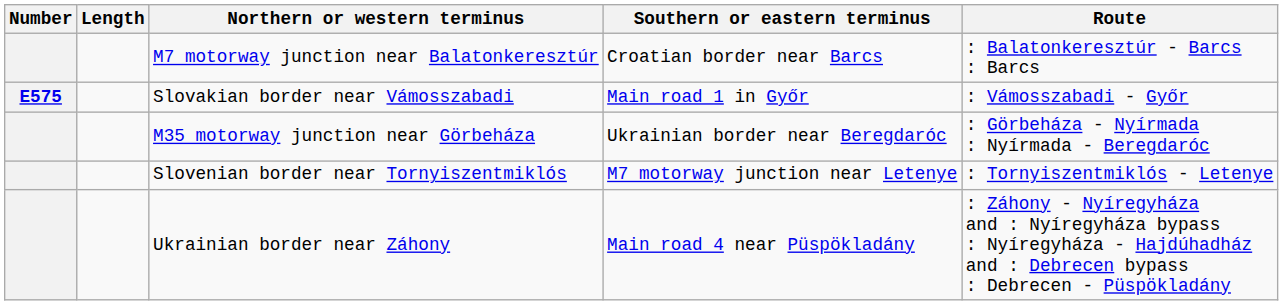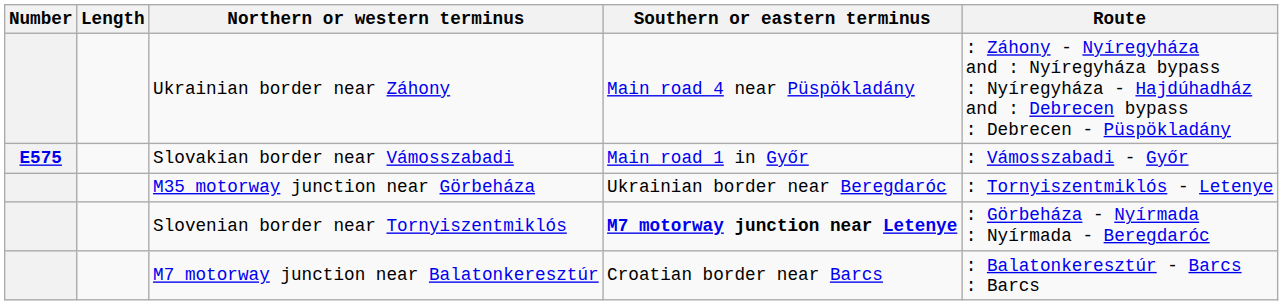rows swapped: (302, 245) <-> (376, 58)
(1088, 136) : Görbeháza - Nyírmada : Nyírmada - Beregdaróc -> (1120, 187) : Tornyiszentmiklós - Letenye
(782, 175) normal -> (782, 226) bold
(1120, 175) : Tornyiszentmiklós - Letenye -> (1088, 226) : Görbeháza - Nyírmada : Nyírmada - Beregdaróc
